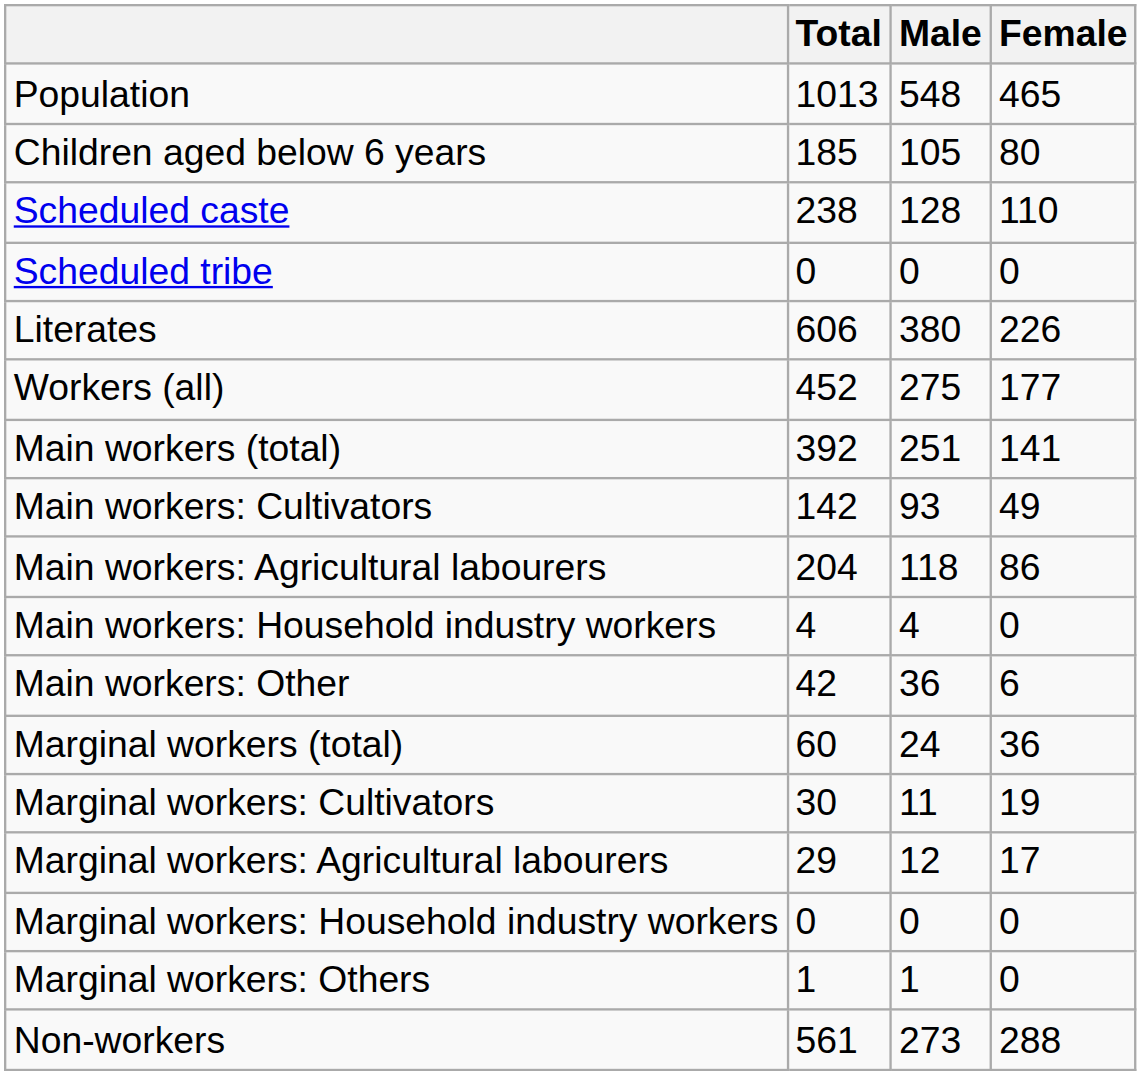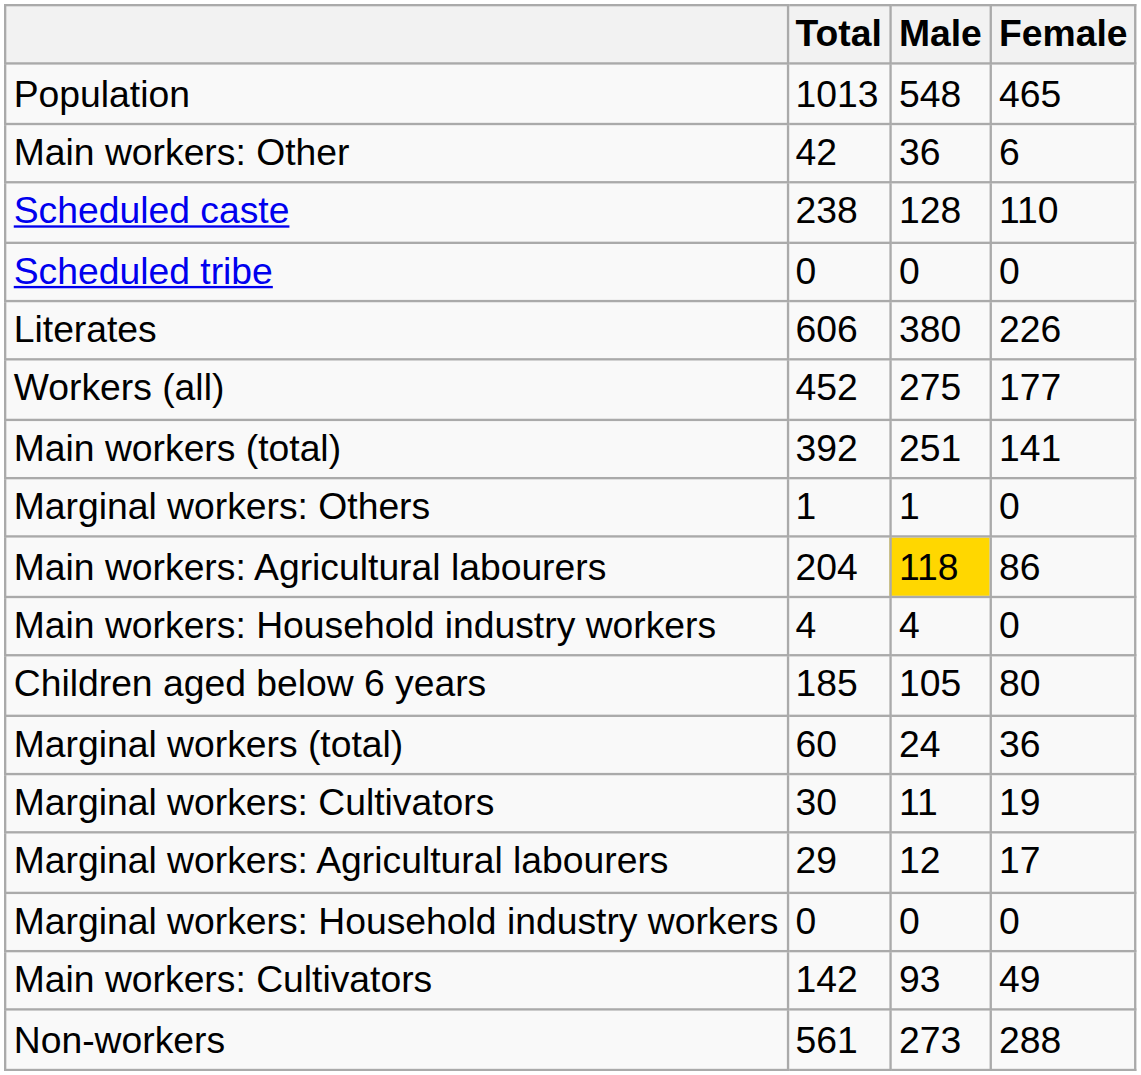rows swapped: (250, 152) <-> (182, 684)
rows swapped: (223, 507) <-> (222, 980)
(929, 566) no background -> (929, 566) gold background
